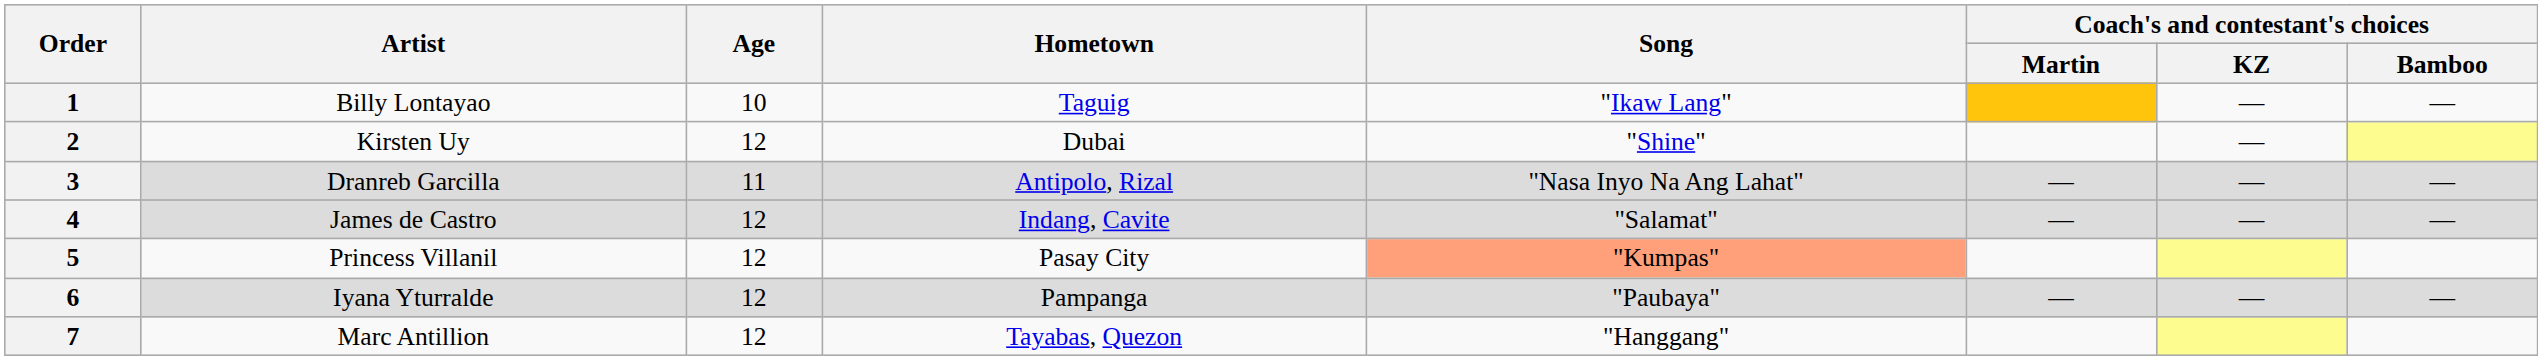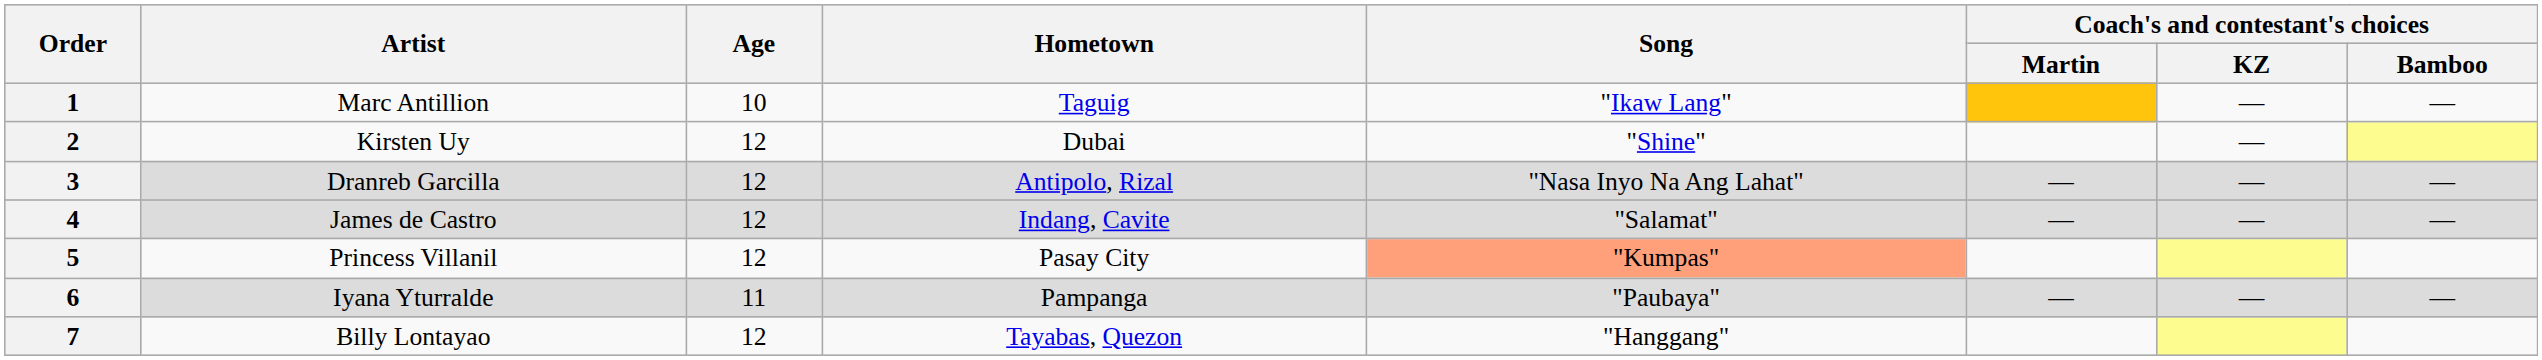(413, 102) Billy Lontayao -> (413, 102) Marc Antillion
(754, 180) 11 -> (754, 180) 12
(754, 297) 12 -> (754, 297) 11
(413, 336) Marc Antillion -> (413, 336) Billy Lontayao
